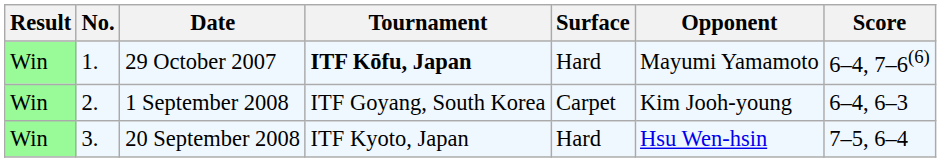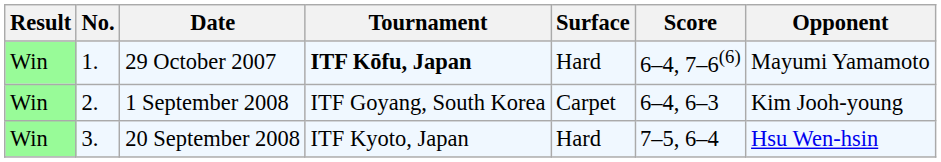columns swapped: (729, 22) <-> (880, 22)
